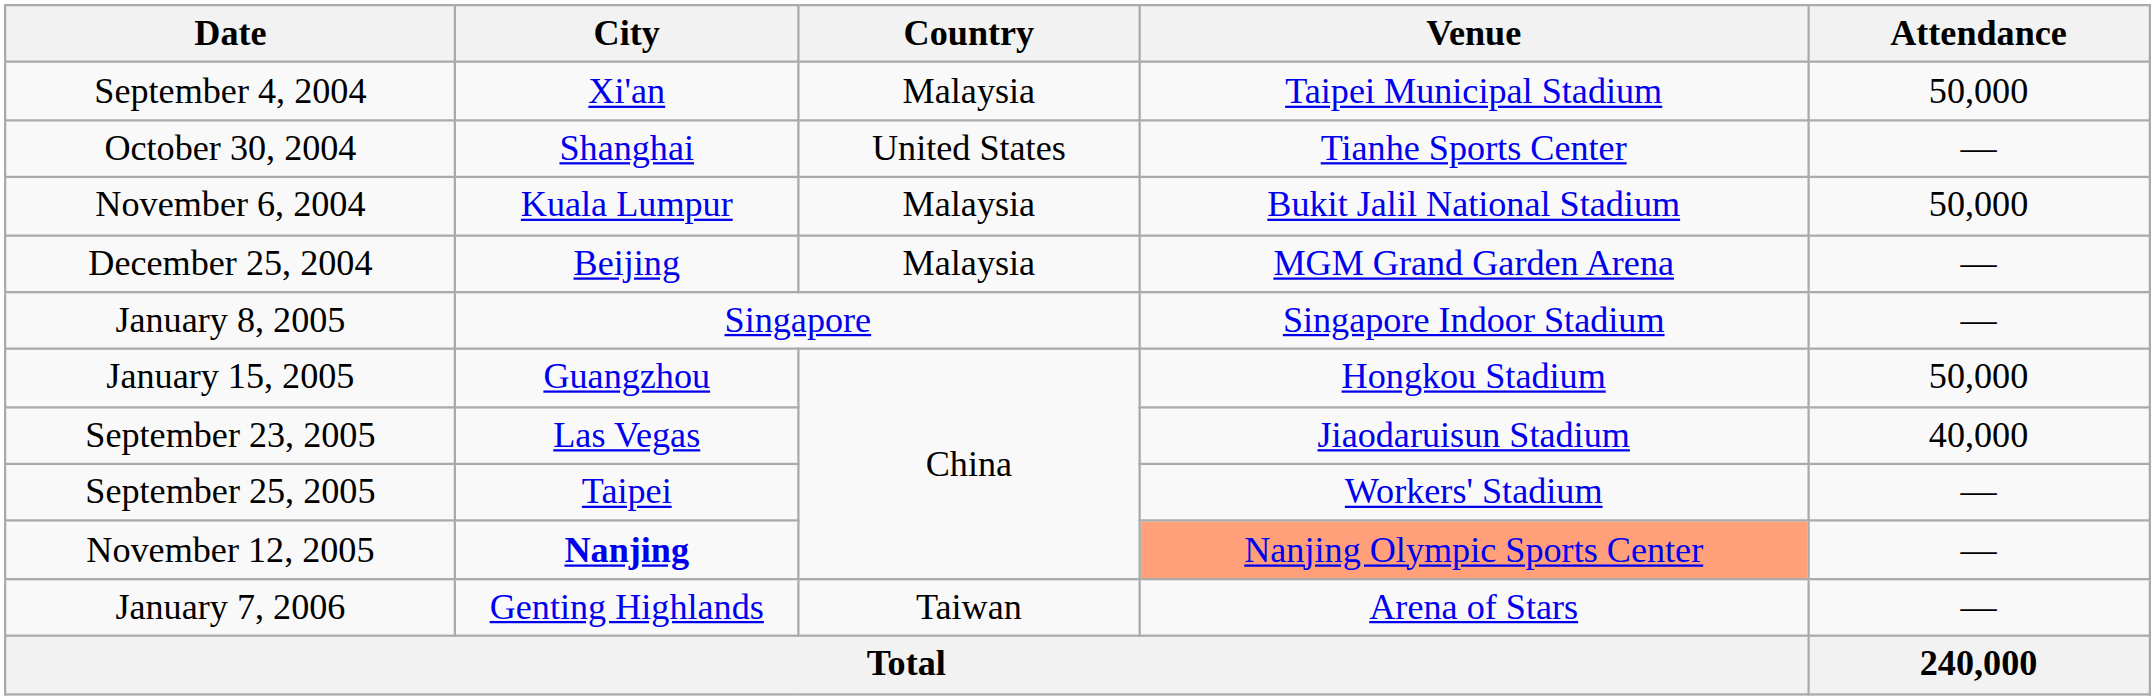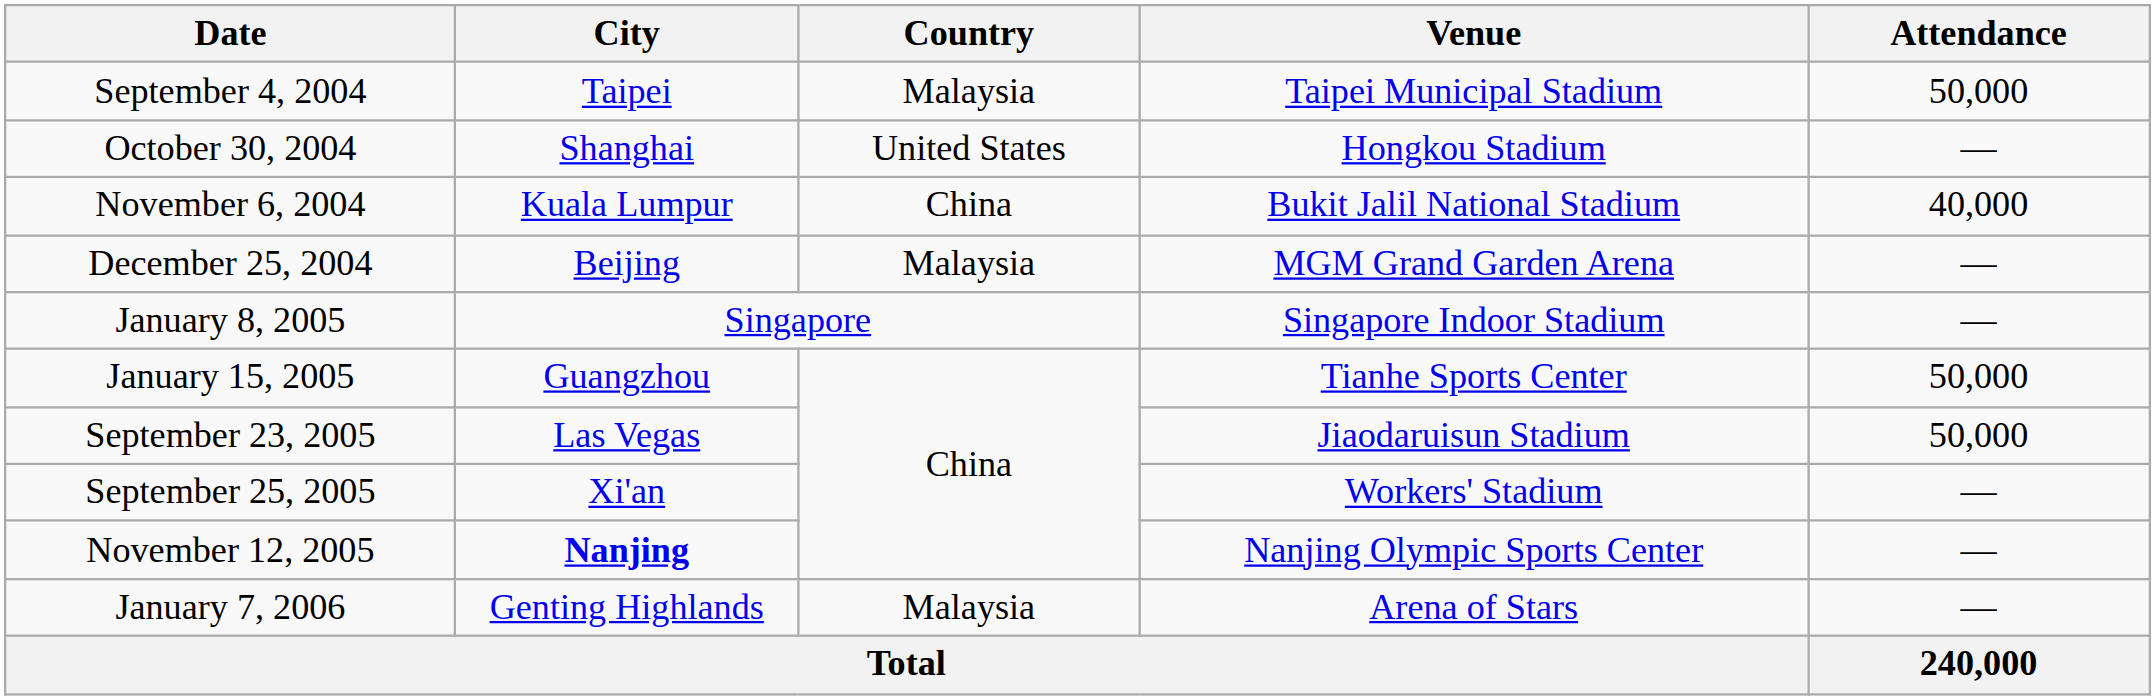(627, 90) Xi'an -> (627, 90) Taipei
(1474, 147) Tianhe Sports Center -> (1474, 147) Hongkou Stadium
(969, 205) Malaysia -> (969, 205) China
(1979, 205) 50,000 -> (1979, 205) 40,000
(1474, 377) Hongkou Stadium -> (1474, 377) Tianhe Sports Center
(1979, 434) 40,000 -> (1979, 434) 50,000
(627, 491) Taipei -> (627, 491) Xi'an
(1474, 549) lightsalmon background -> (1474, 549) no background
(969, 606) Taiwan -> (969, 606) Malaysia
